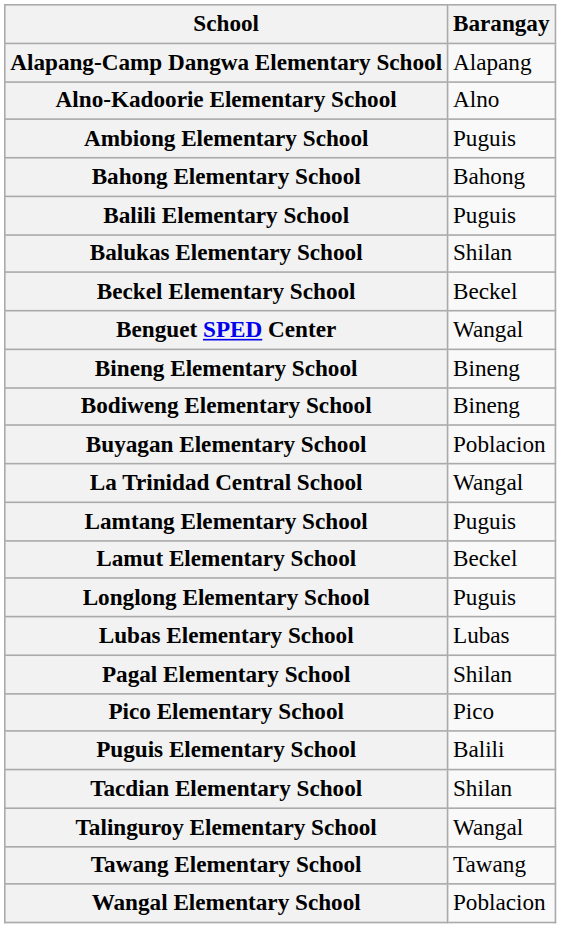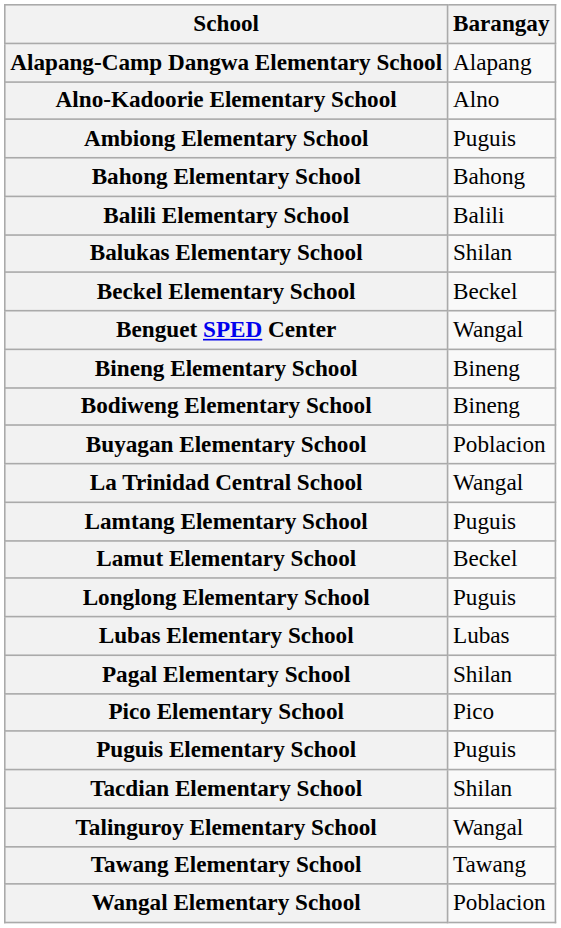(485, 215) Puguis -> (479, 215) Balili
(479, 750) Balili -> (485, 750) Puguis
